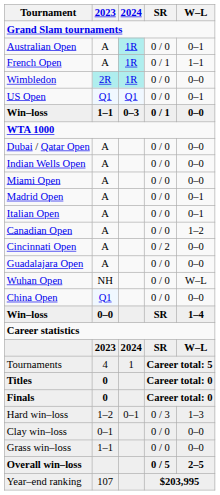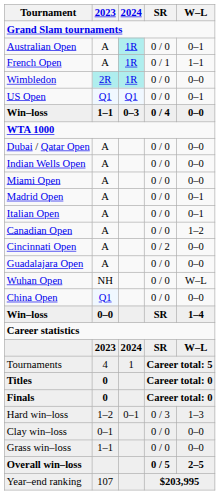(160, 113) 0 / 1 -> (160, 113) 0 / 4
